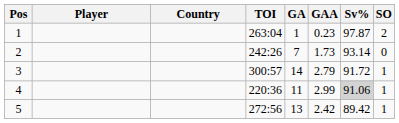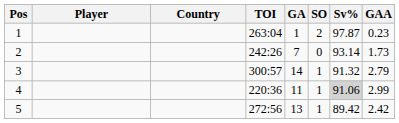columns swapped: (324, 14) <-> (384, 14)
(357, 71) 91.72 -> (346, 71) 91.32
